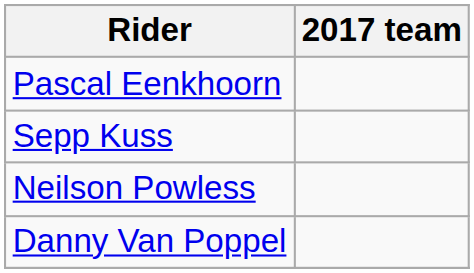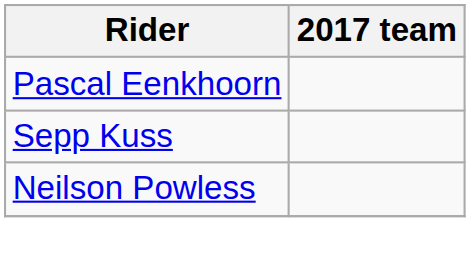- row: (150, 240)
